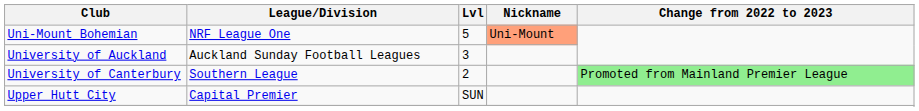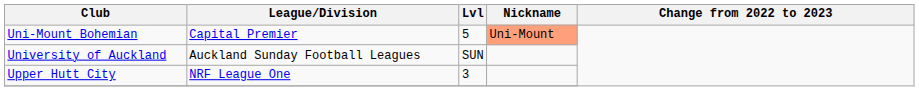(240, 35) NRF League One -> (243, 35) Capital Premier
(466, 55) 3 -> (473, 55) SUN
- row: (94, 75)
(243, 95) Capital Premier -> (240, 75) NRF League One
(473, 95) SUN -> (466, 75) 3
